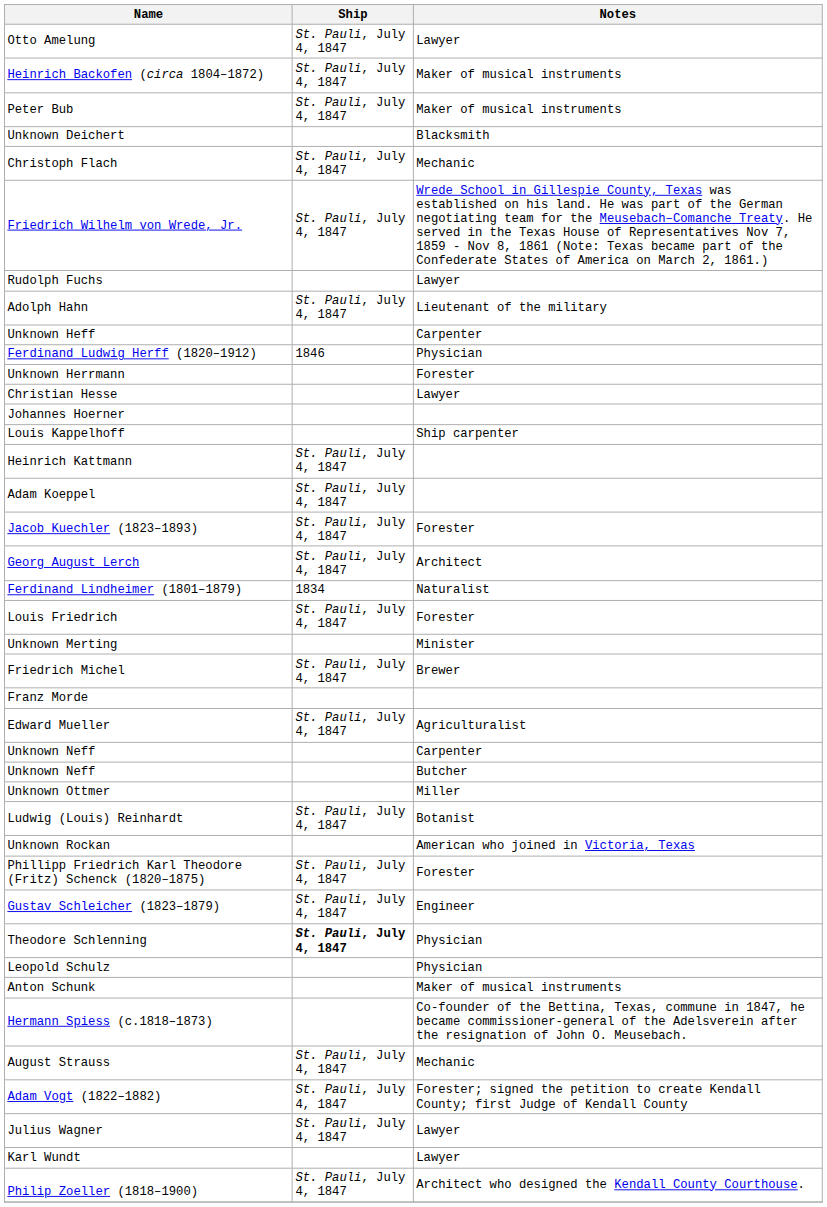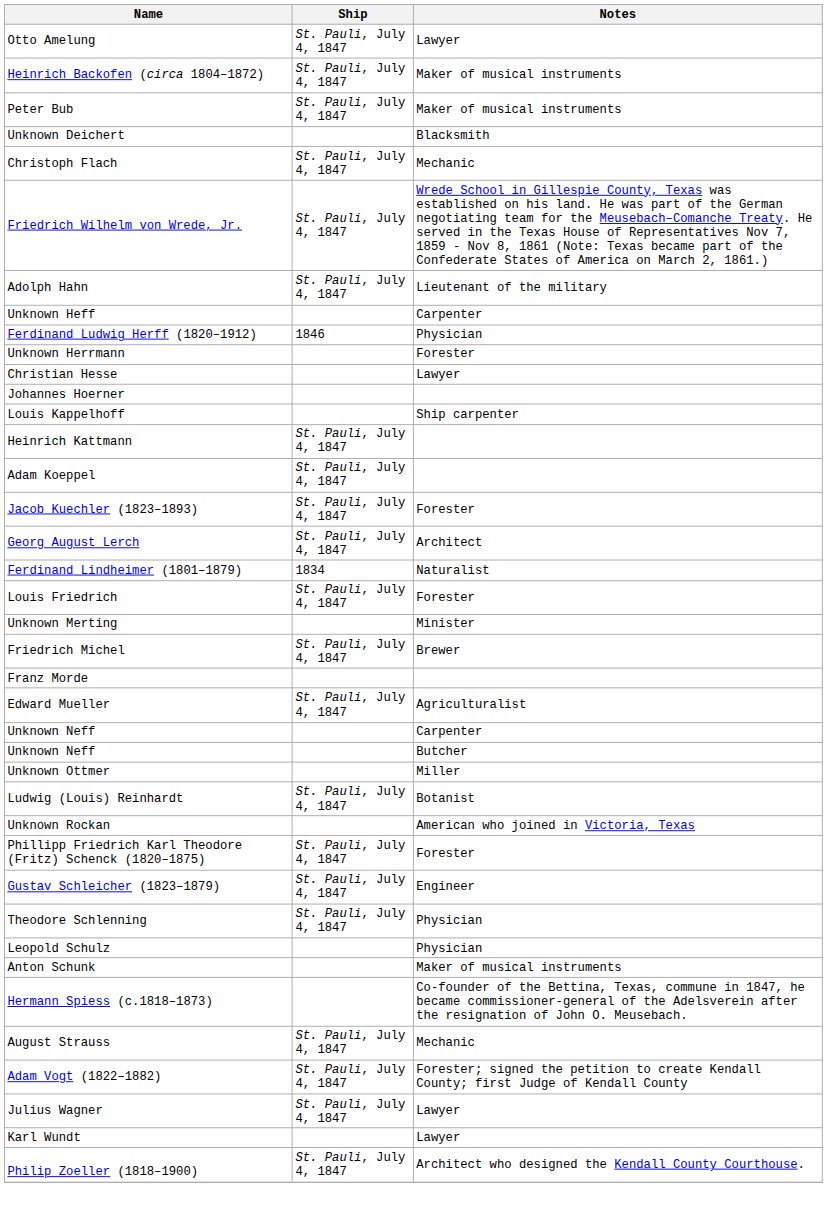- row: (55, 281)
(350, 941) bold -> (350, 921) normal
